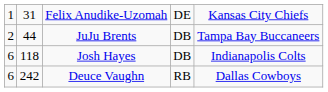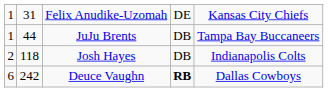(11, 35) 2 -> (11, 35) 1
(11, 55) 6 -> (11, 55) 2
(182, 76) normal -> (182, 76) bold
